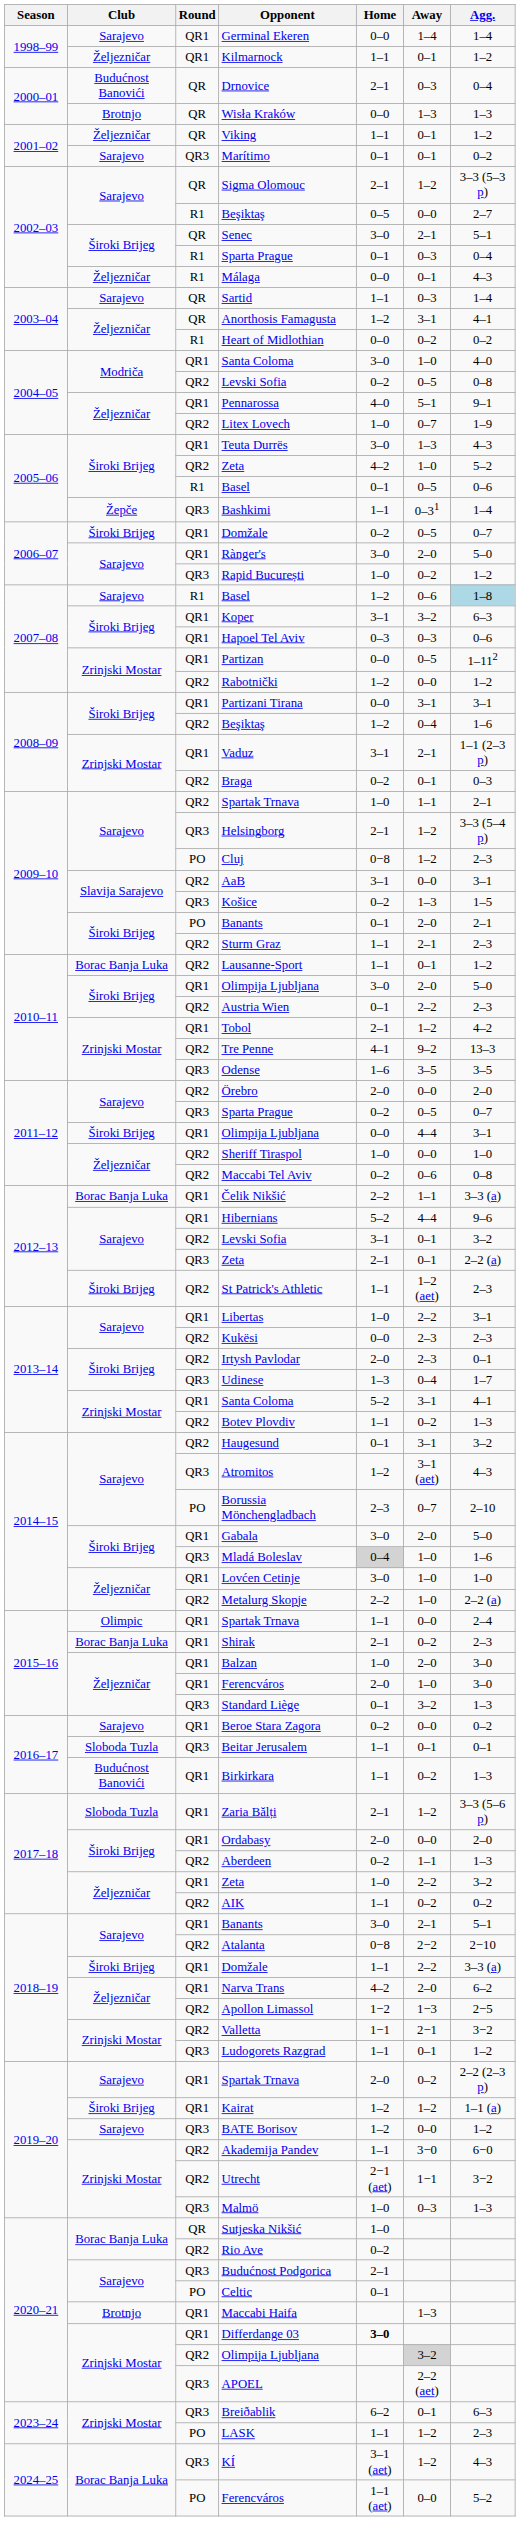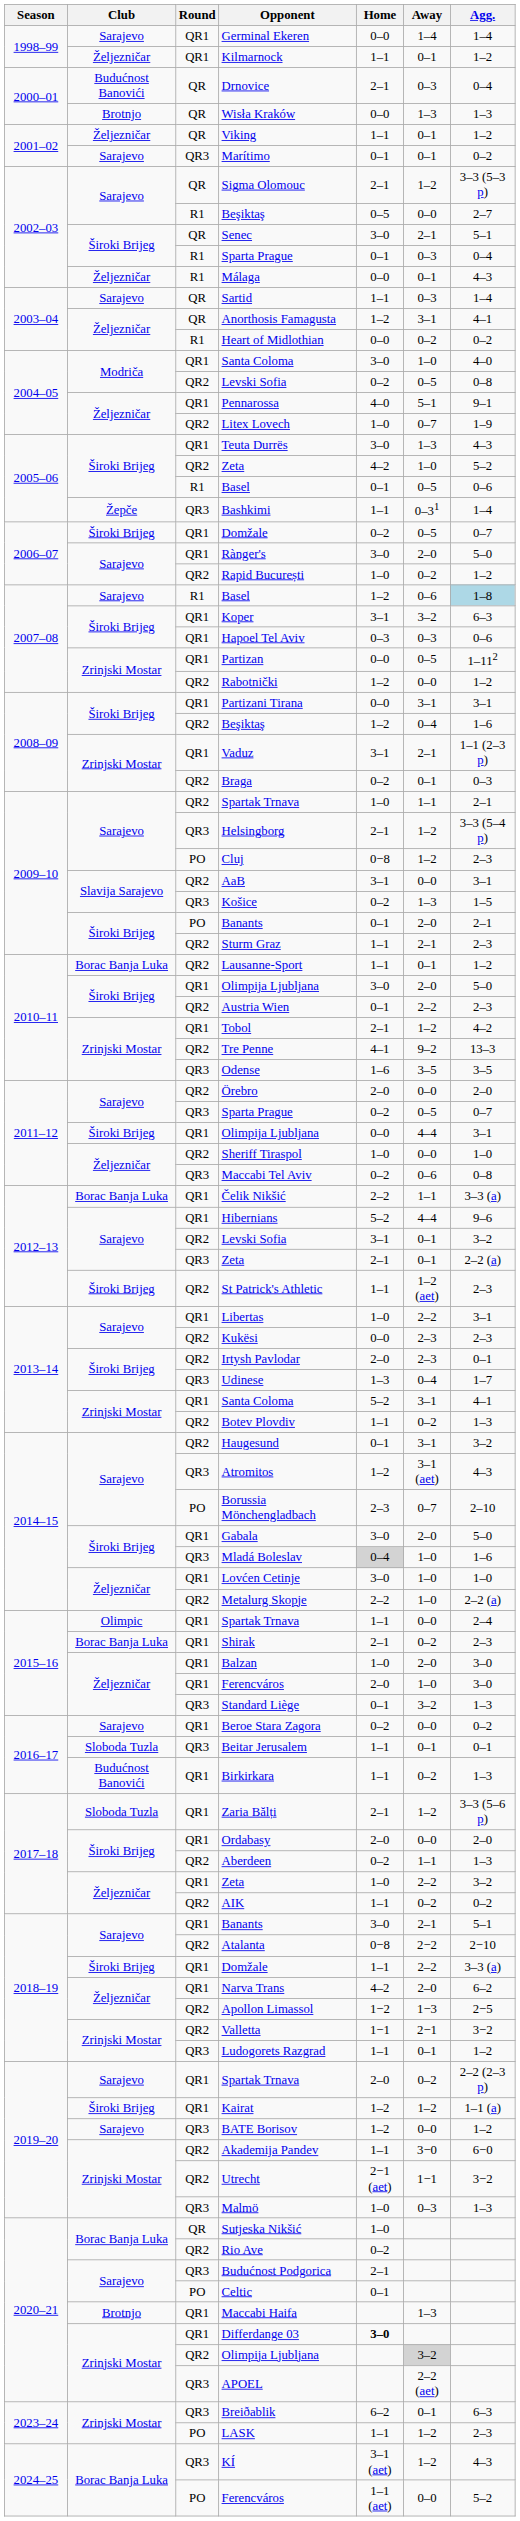(197, 574) QR3 -> (197, 574) QR2
(197, 1175) QR2 -> (197, 1175) QR3
